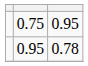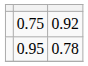(65, 24) 0.95 -> (65, 24) 0.92
